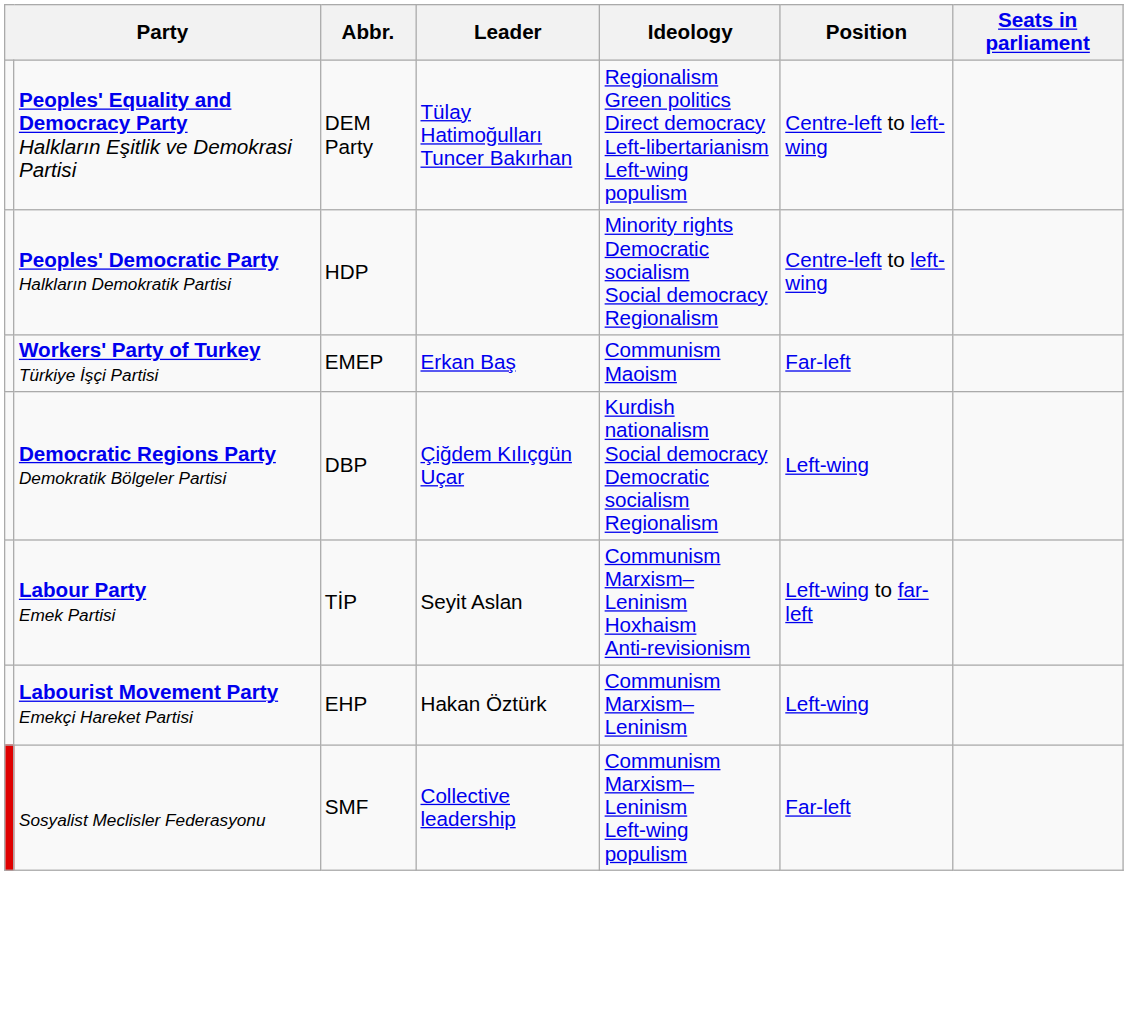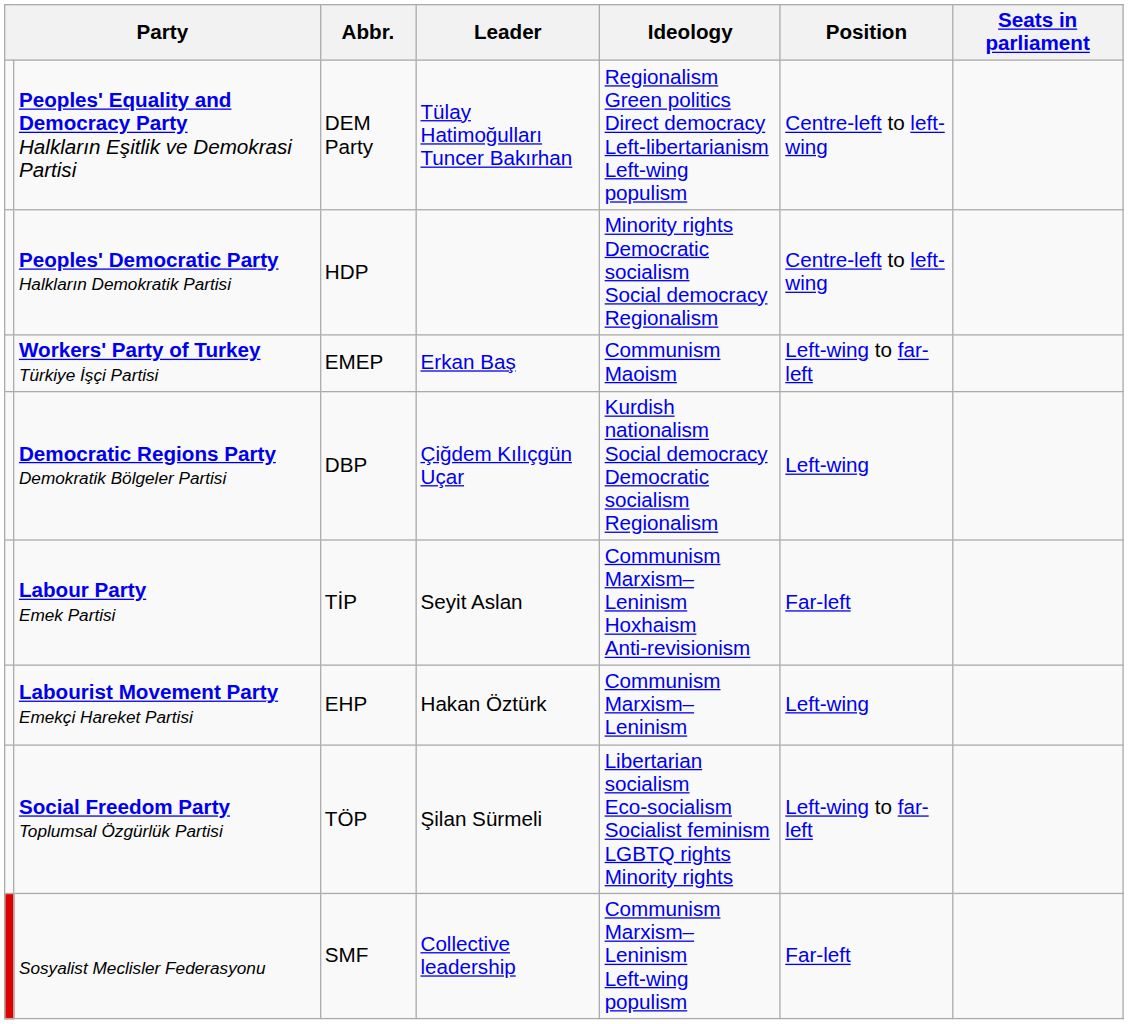(818, 362) Far-left -> (857, 362) Left-wing to far-left
(857, 602) Left-wing to far-left -> (818, 602) Far-left
+ row: (124, 818)
